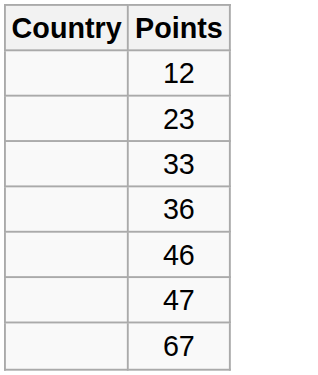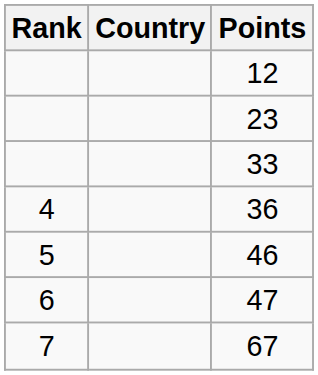+ column: (47, 28)
